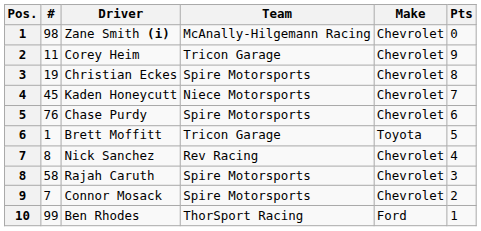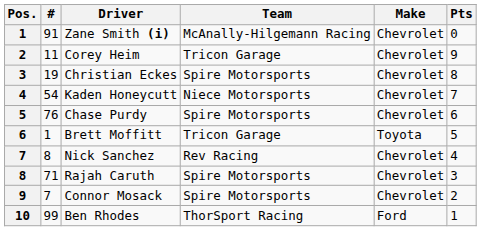(51, 35) 98 -> (51, 35) 91
(51, 95) 45 -> (51, 95) 54
(51, 176) 58 -> (51, 176) 71
